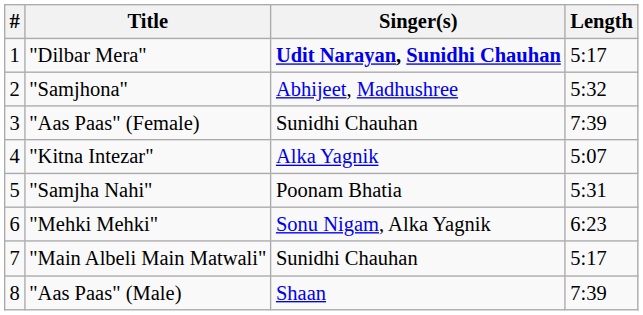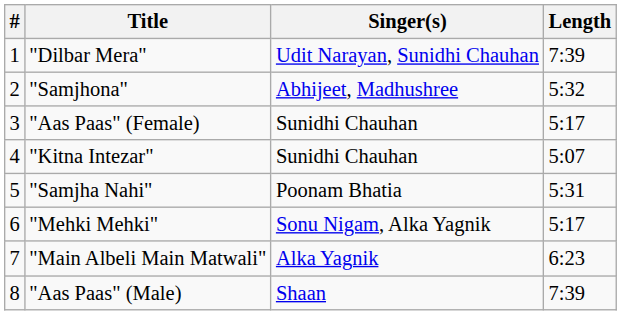(418, 55) bold -> (407, 55) normal
(589, 55) 5:17 -> (567, 55) 7:39
(589, 123) 7:39 -> (567, 123) 5:17
(327, 156) Alka Yagnik -> (347, 156) Sunidhi Chauhan
(589, 224) 6:23 -> (567, 224) 5:17
(347, 258) Sunidhi Chauhan -> (327, 258) Alka Yagnik
(589, 258) 5:17 -> (567, 258) 6:23
